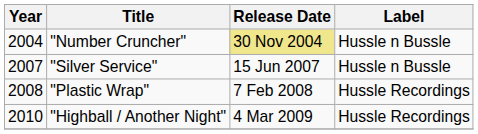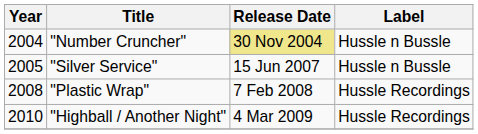(26, 66) 2007 -> (26, 66) 2005
